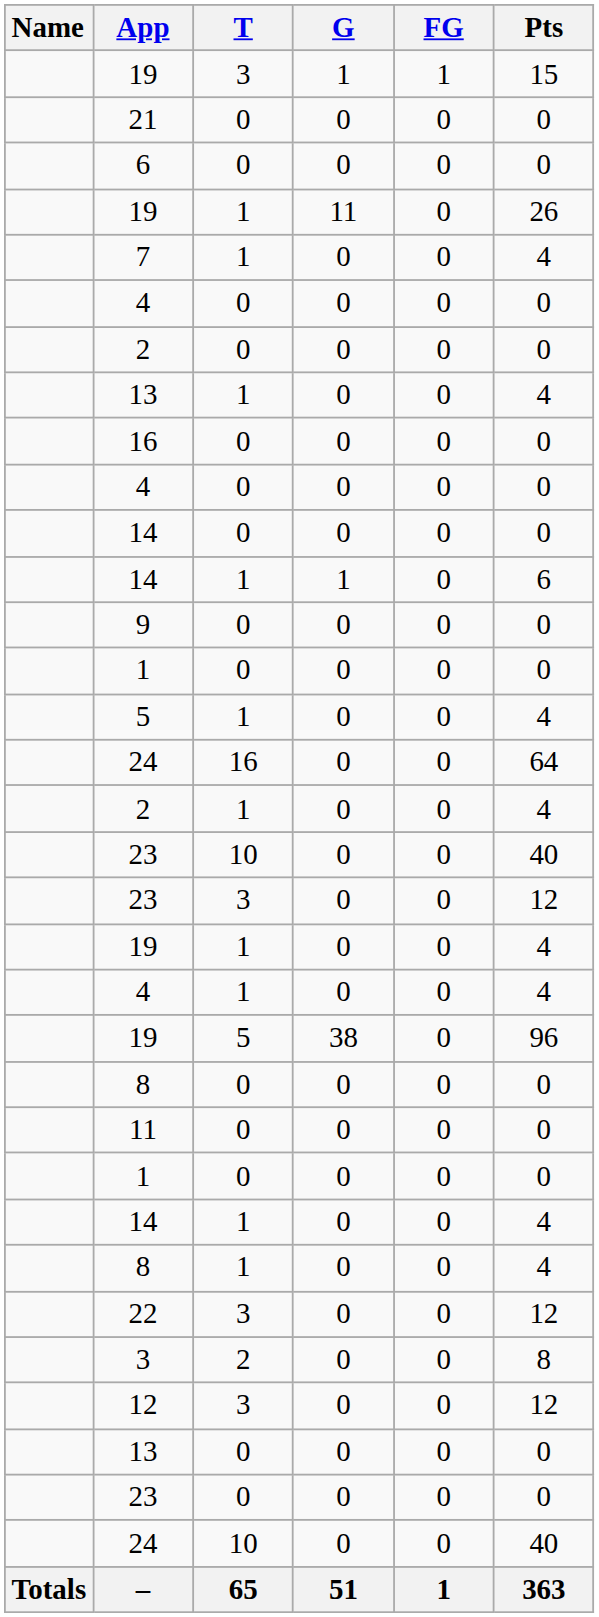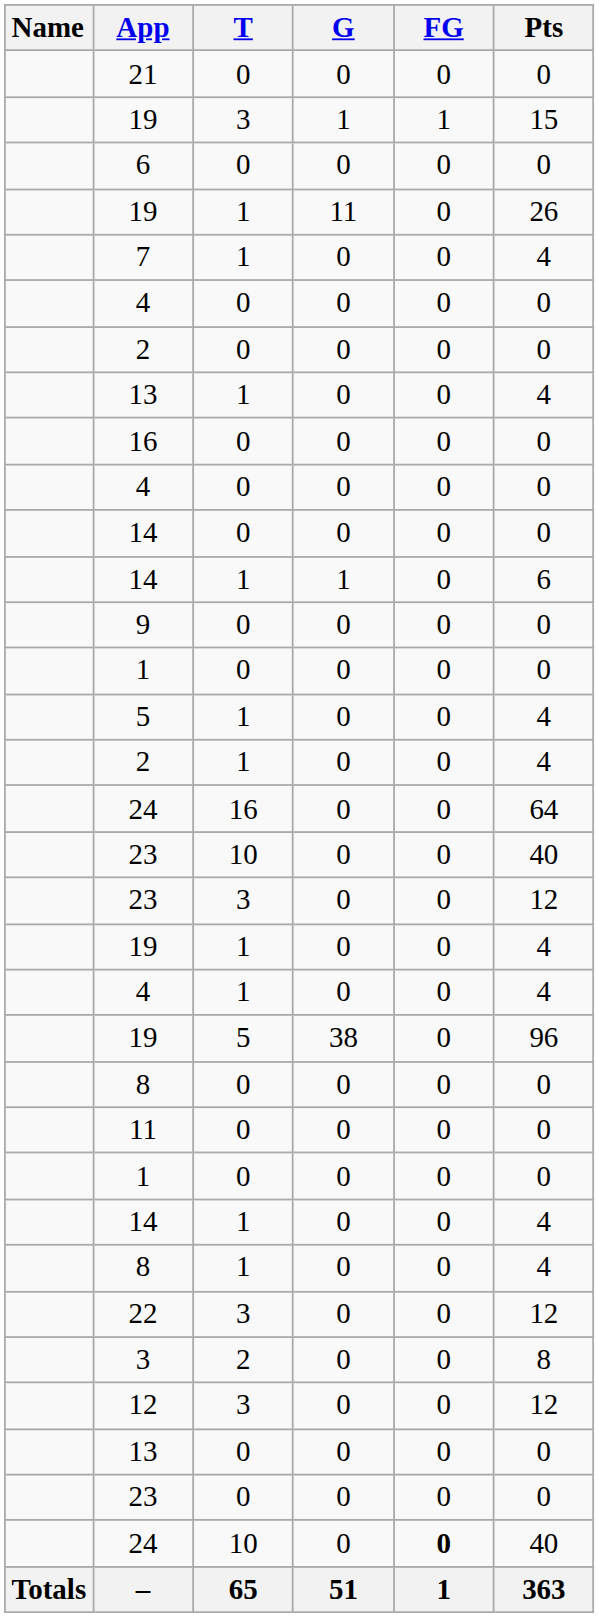rows swapped: (143, 119) <-> (143, 73)
rows swapped: (143, 762) <-> (143, 808)
(444, 1543) normal -> (444, 1543) bold
